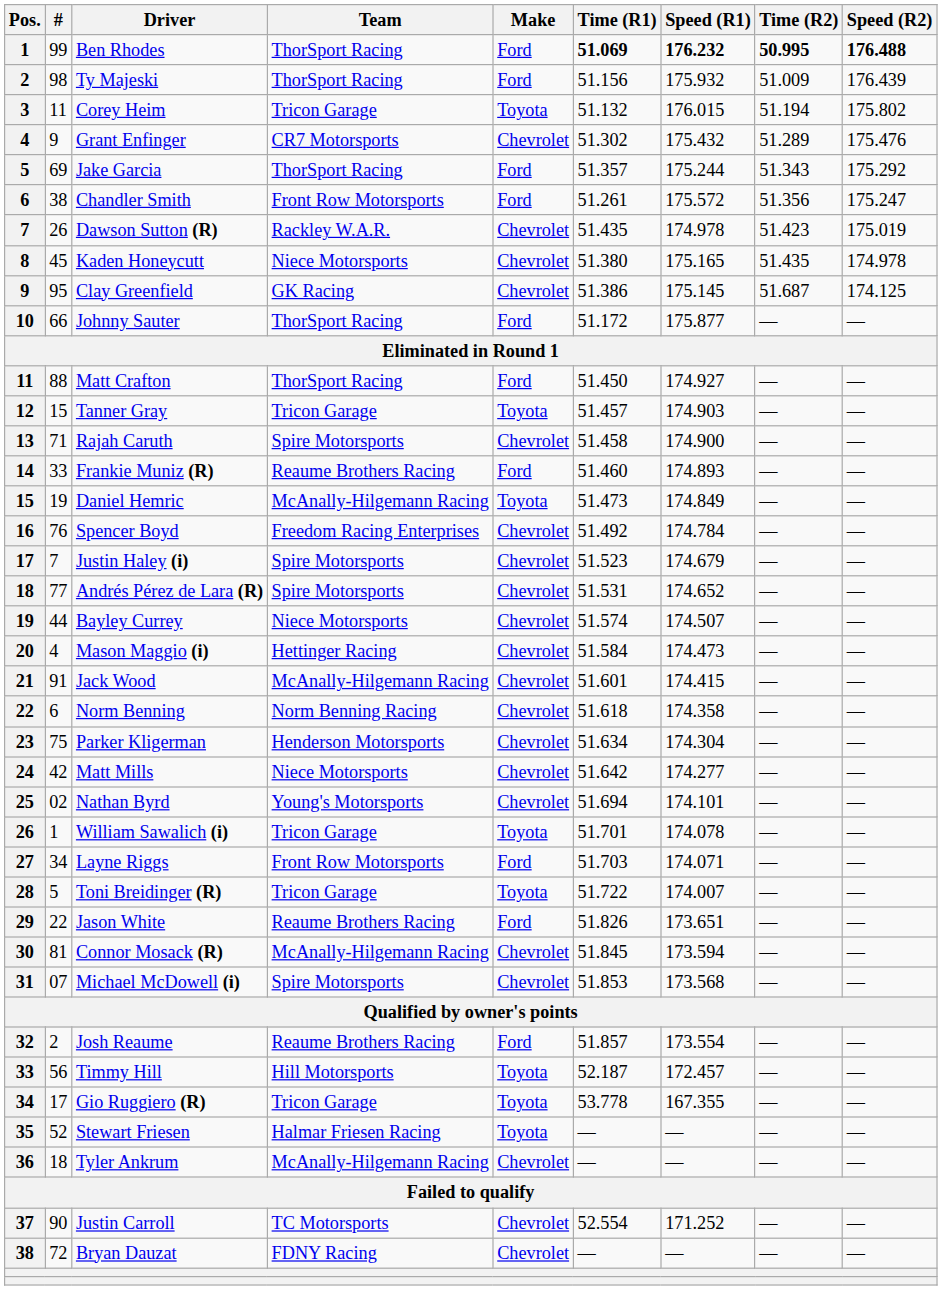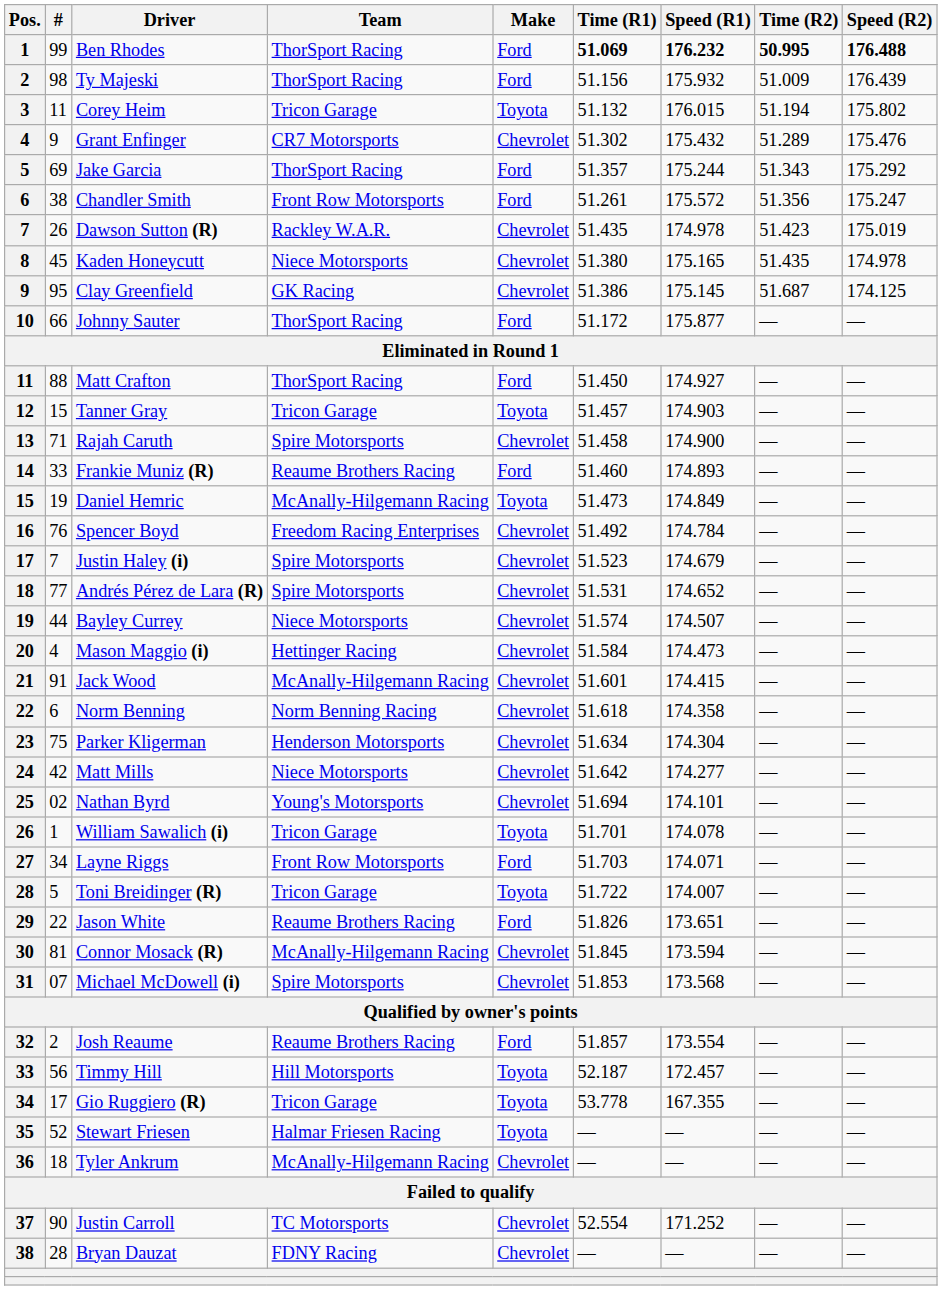(58, 1252) 72 -> (58, 1252) 28
